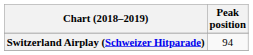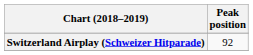(228, 42) 94 -> (228, 42) 92
